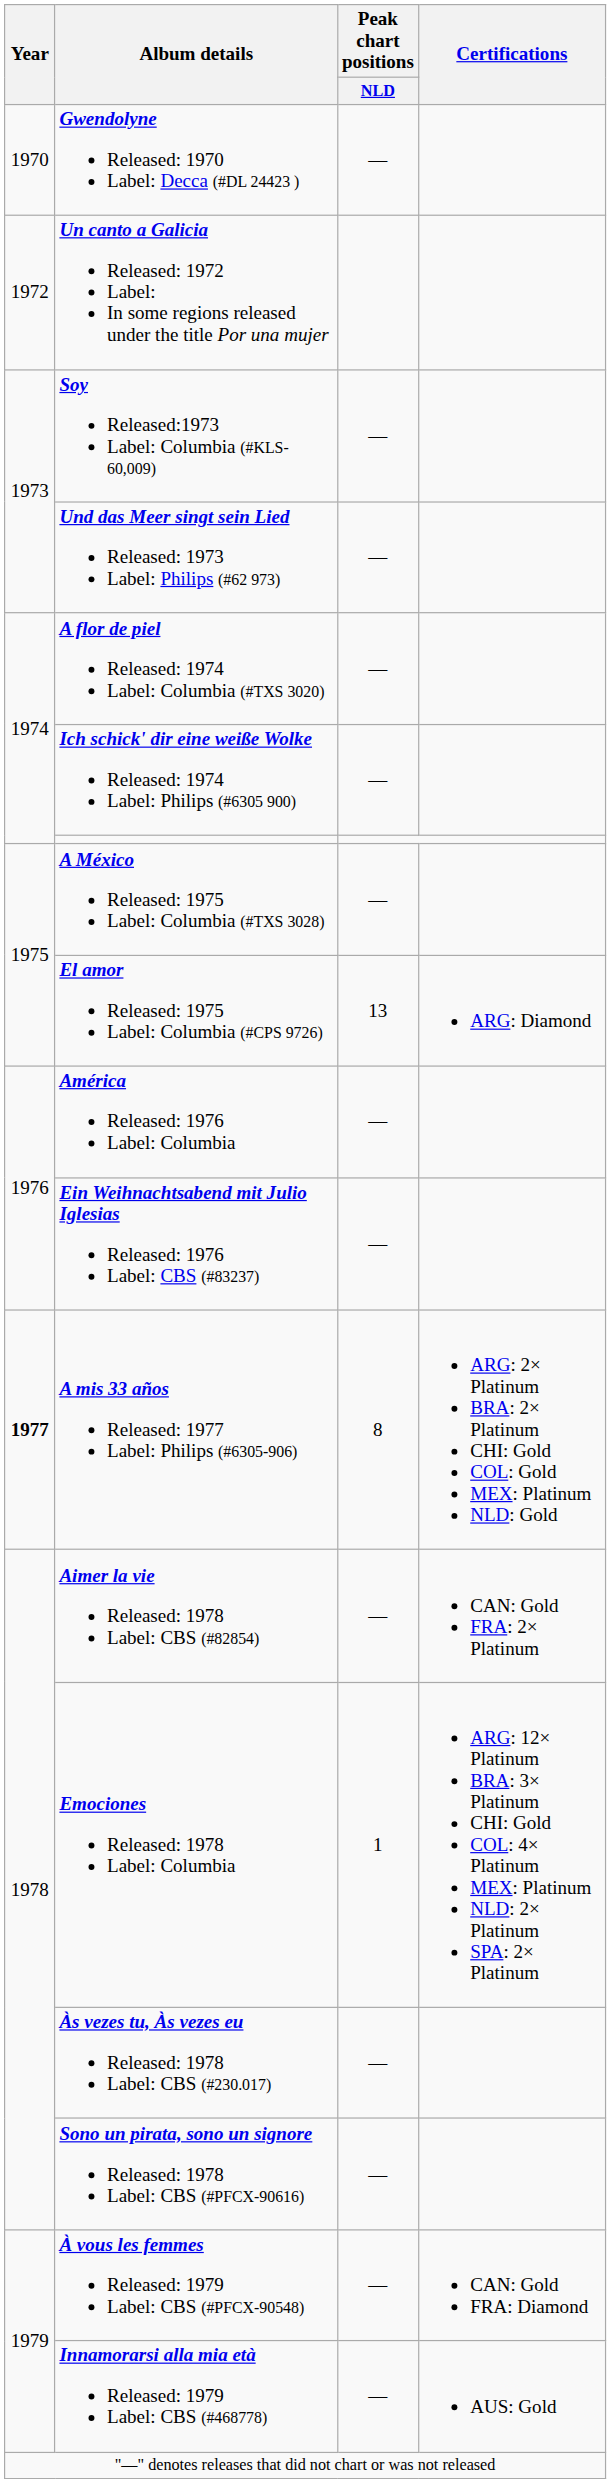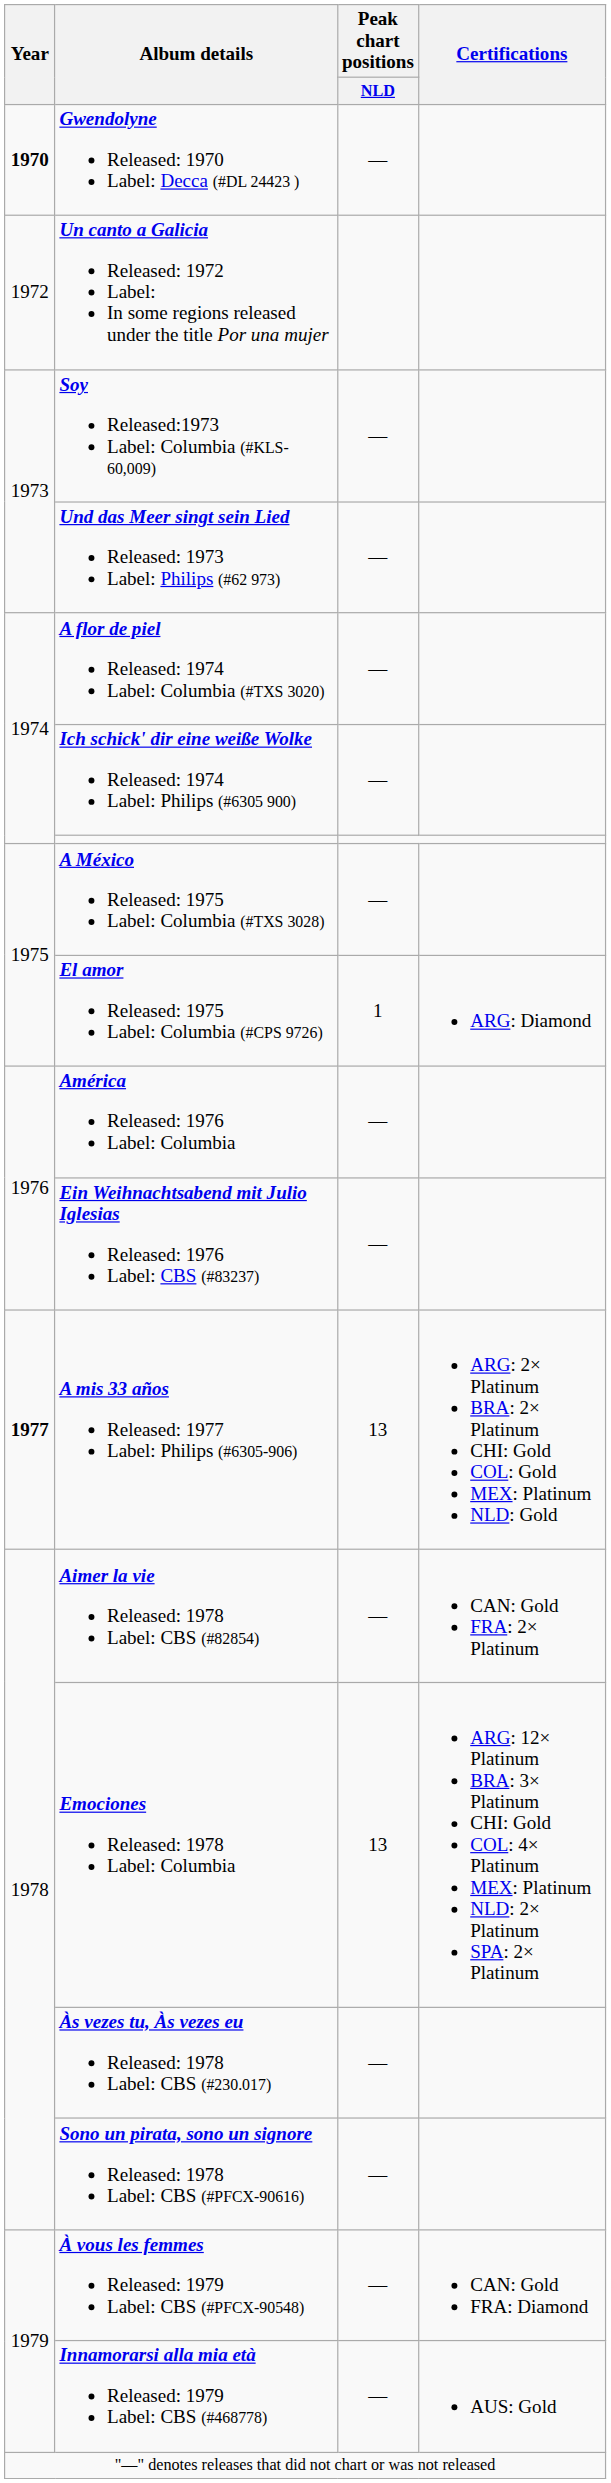(30, 159) normal -> (30, 159) bold
(378, 1010) 13 -> (378, 1010) 1
(378, 1429) 8 -> (378, 1429) 13
(378, 1844) 1 -> (378, 1844) 13
